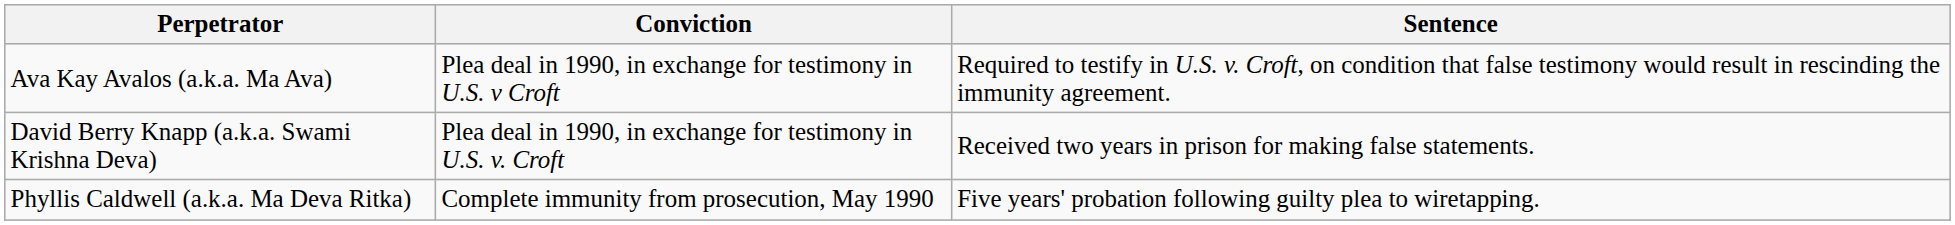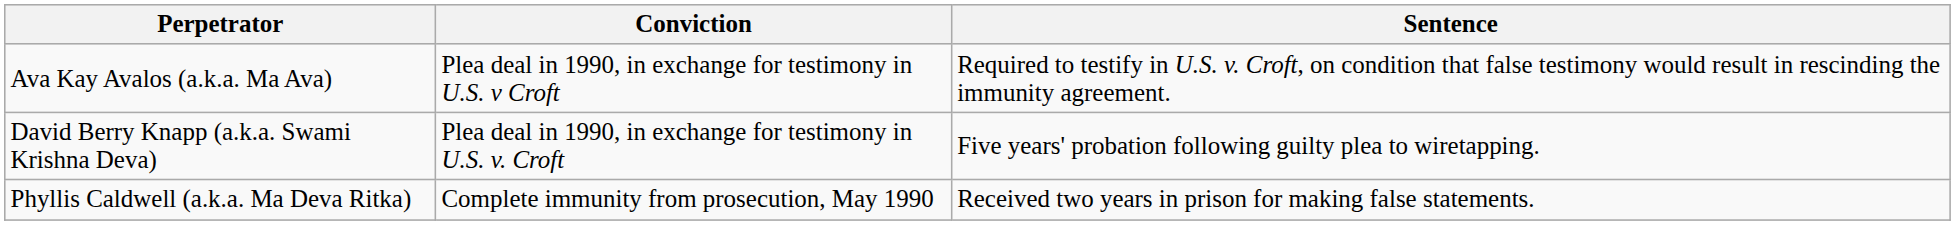(1246, 145) Received two years in prison for making false statements. -> (1248, 145) Five years' probation following guilty plea to wiretapping.
(1248, 199) Five years' probation following guilty plea to wiretapping. -> (1246, 199) Received two years in prison for making false statements.
